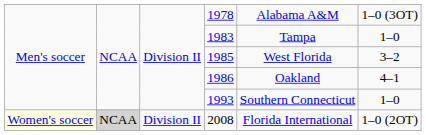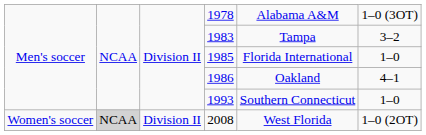(390, 36) 1–0 -> (390, 36) 3–2
(298, 57) West Florida -> (298, 57) Florida International
(390, 57) 3–2 -> (390, 57) 1–0
(50, 120) lightyellow background -> (50, 120) no background
(298, 120) Florida International -> (298, 120) West Florida
